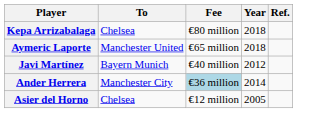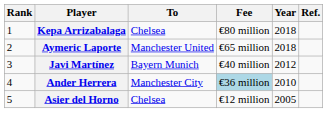+ column: (20, 13)
(255, 82) 2014 -> (285, 82) 2010
